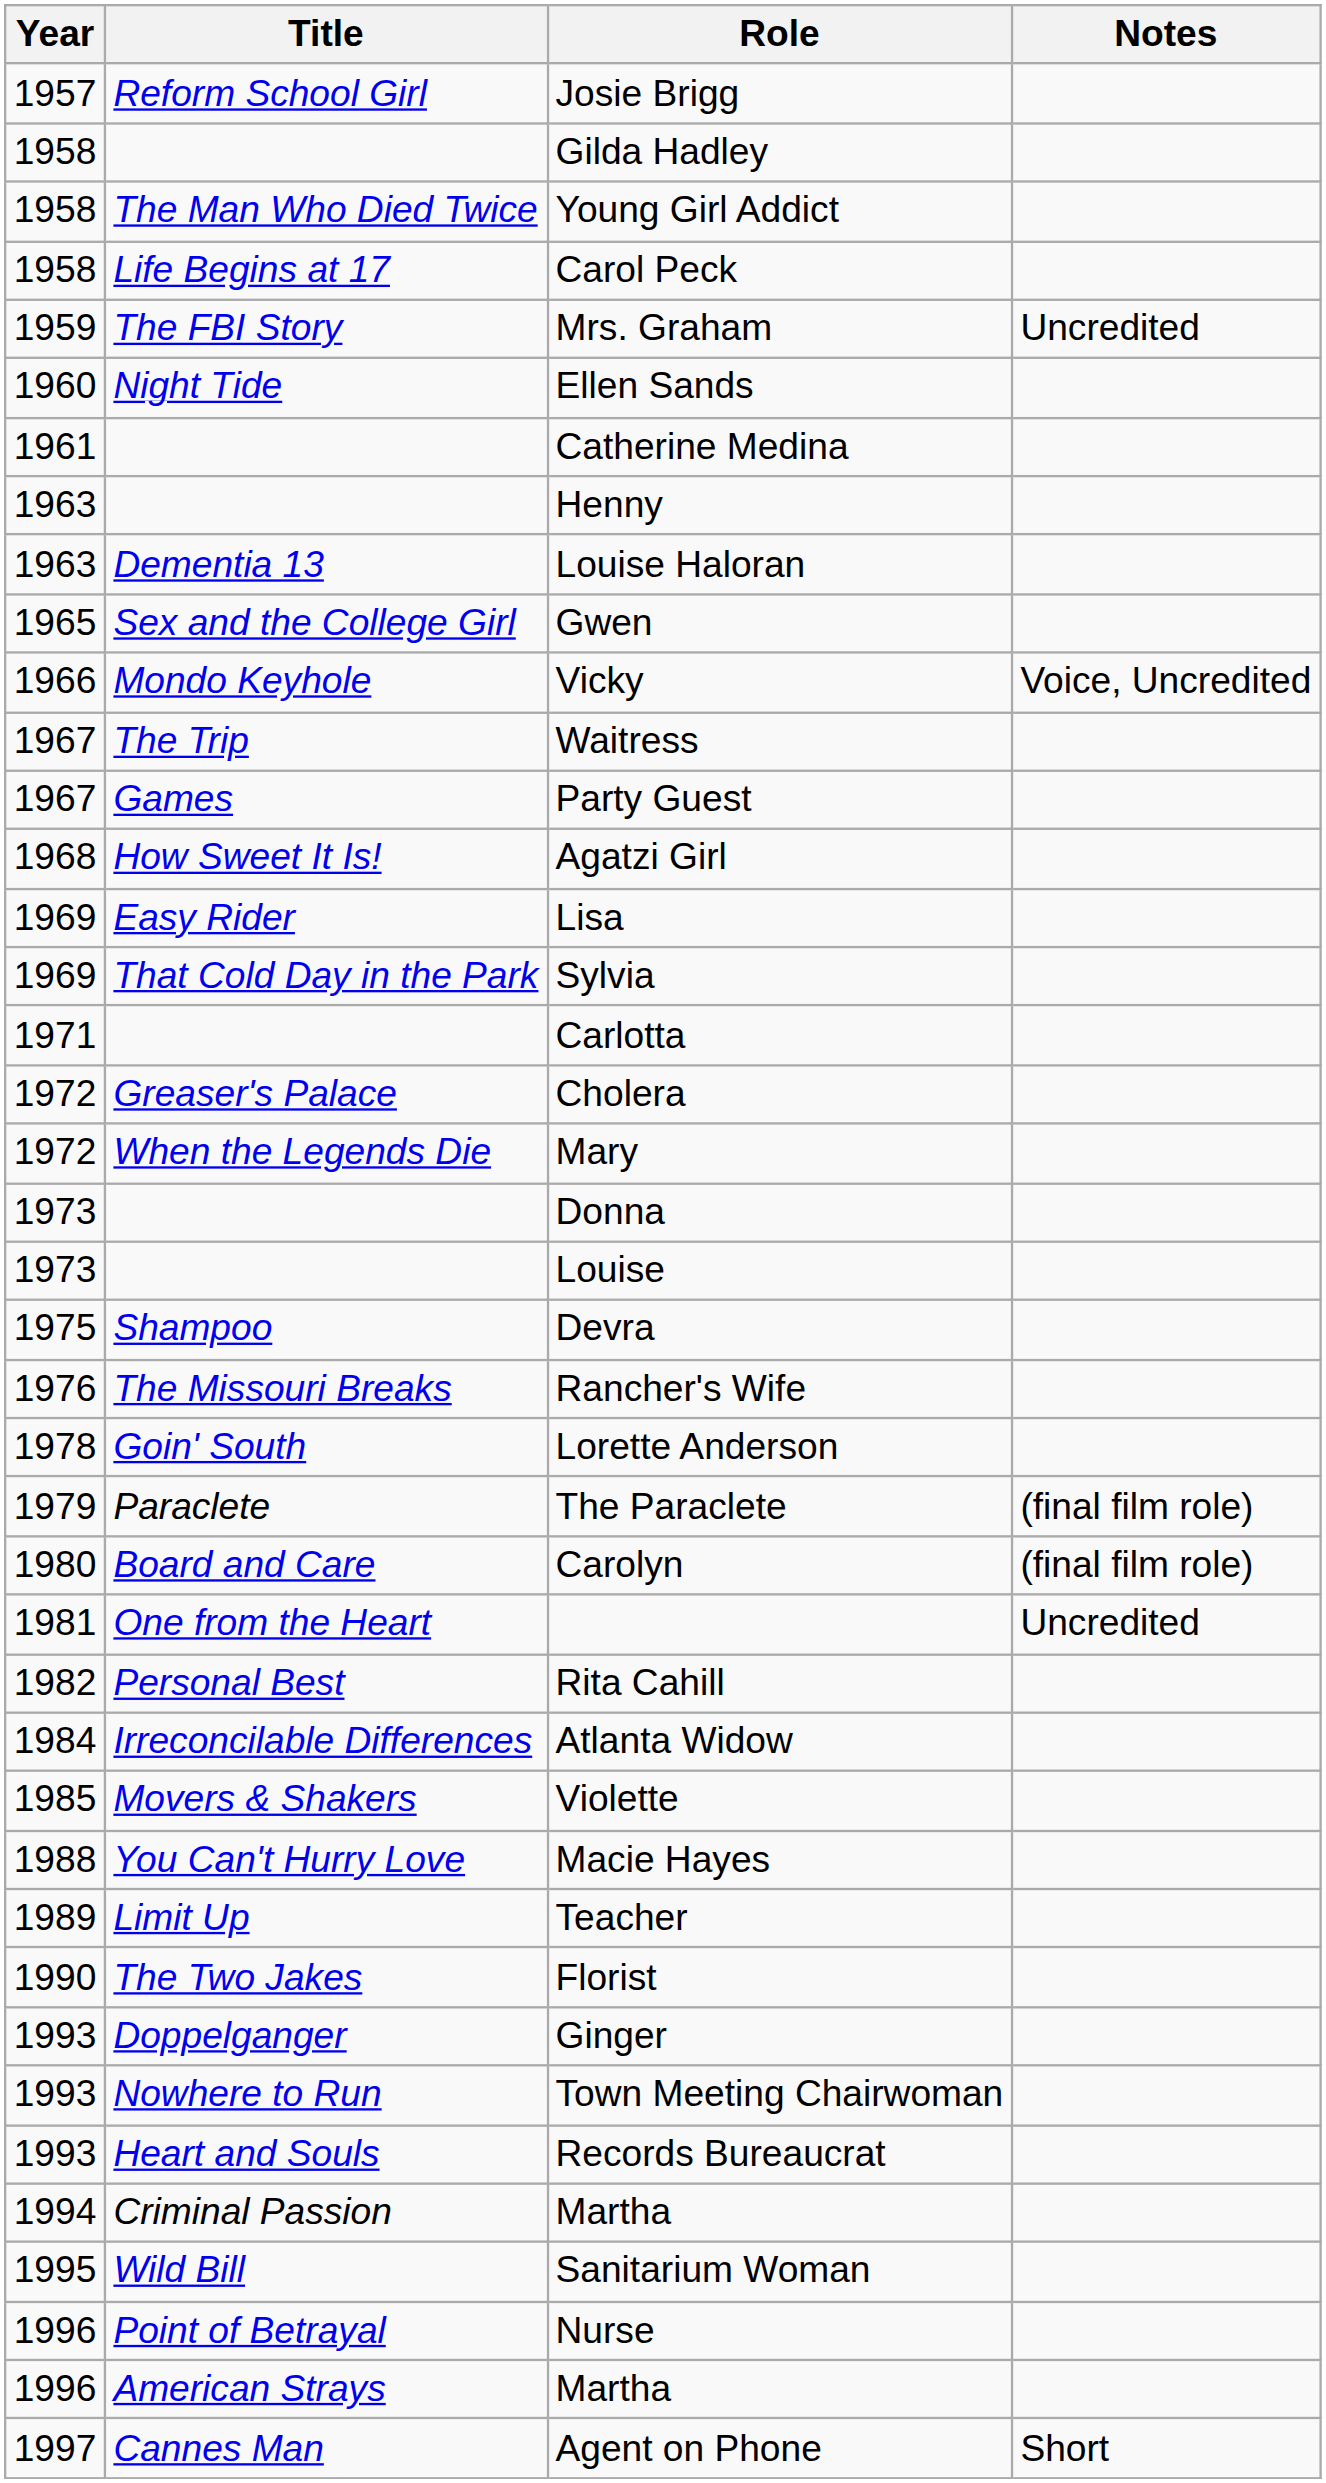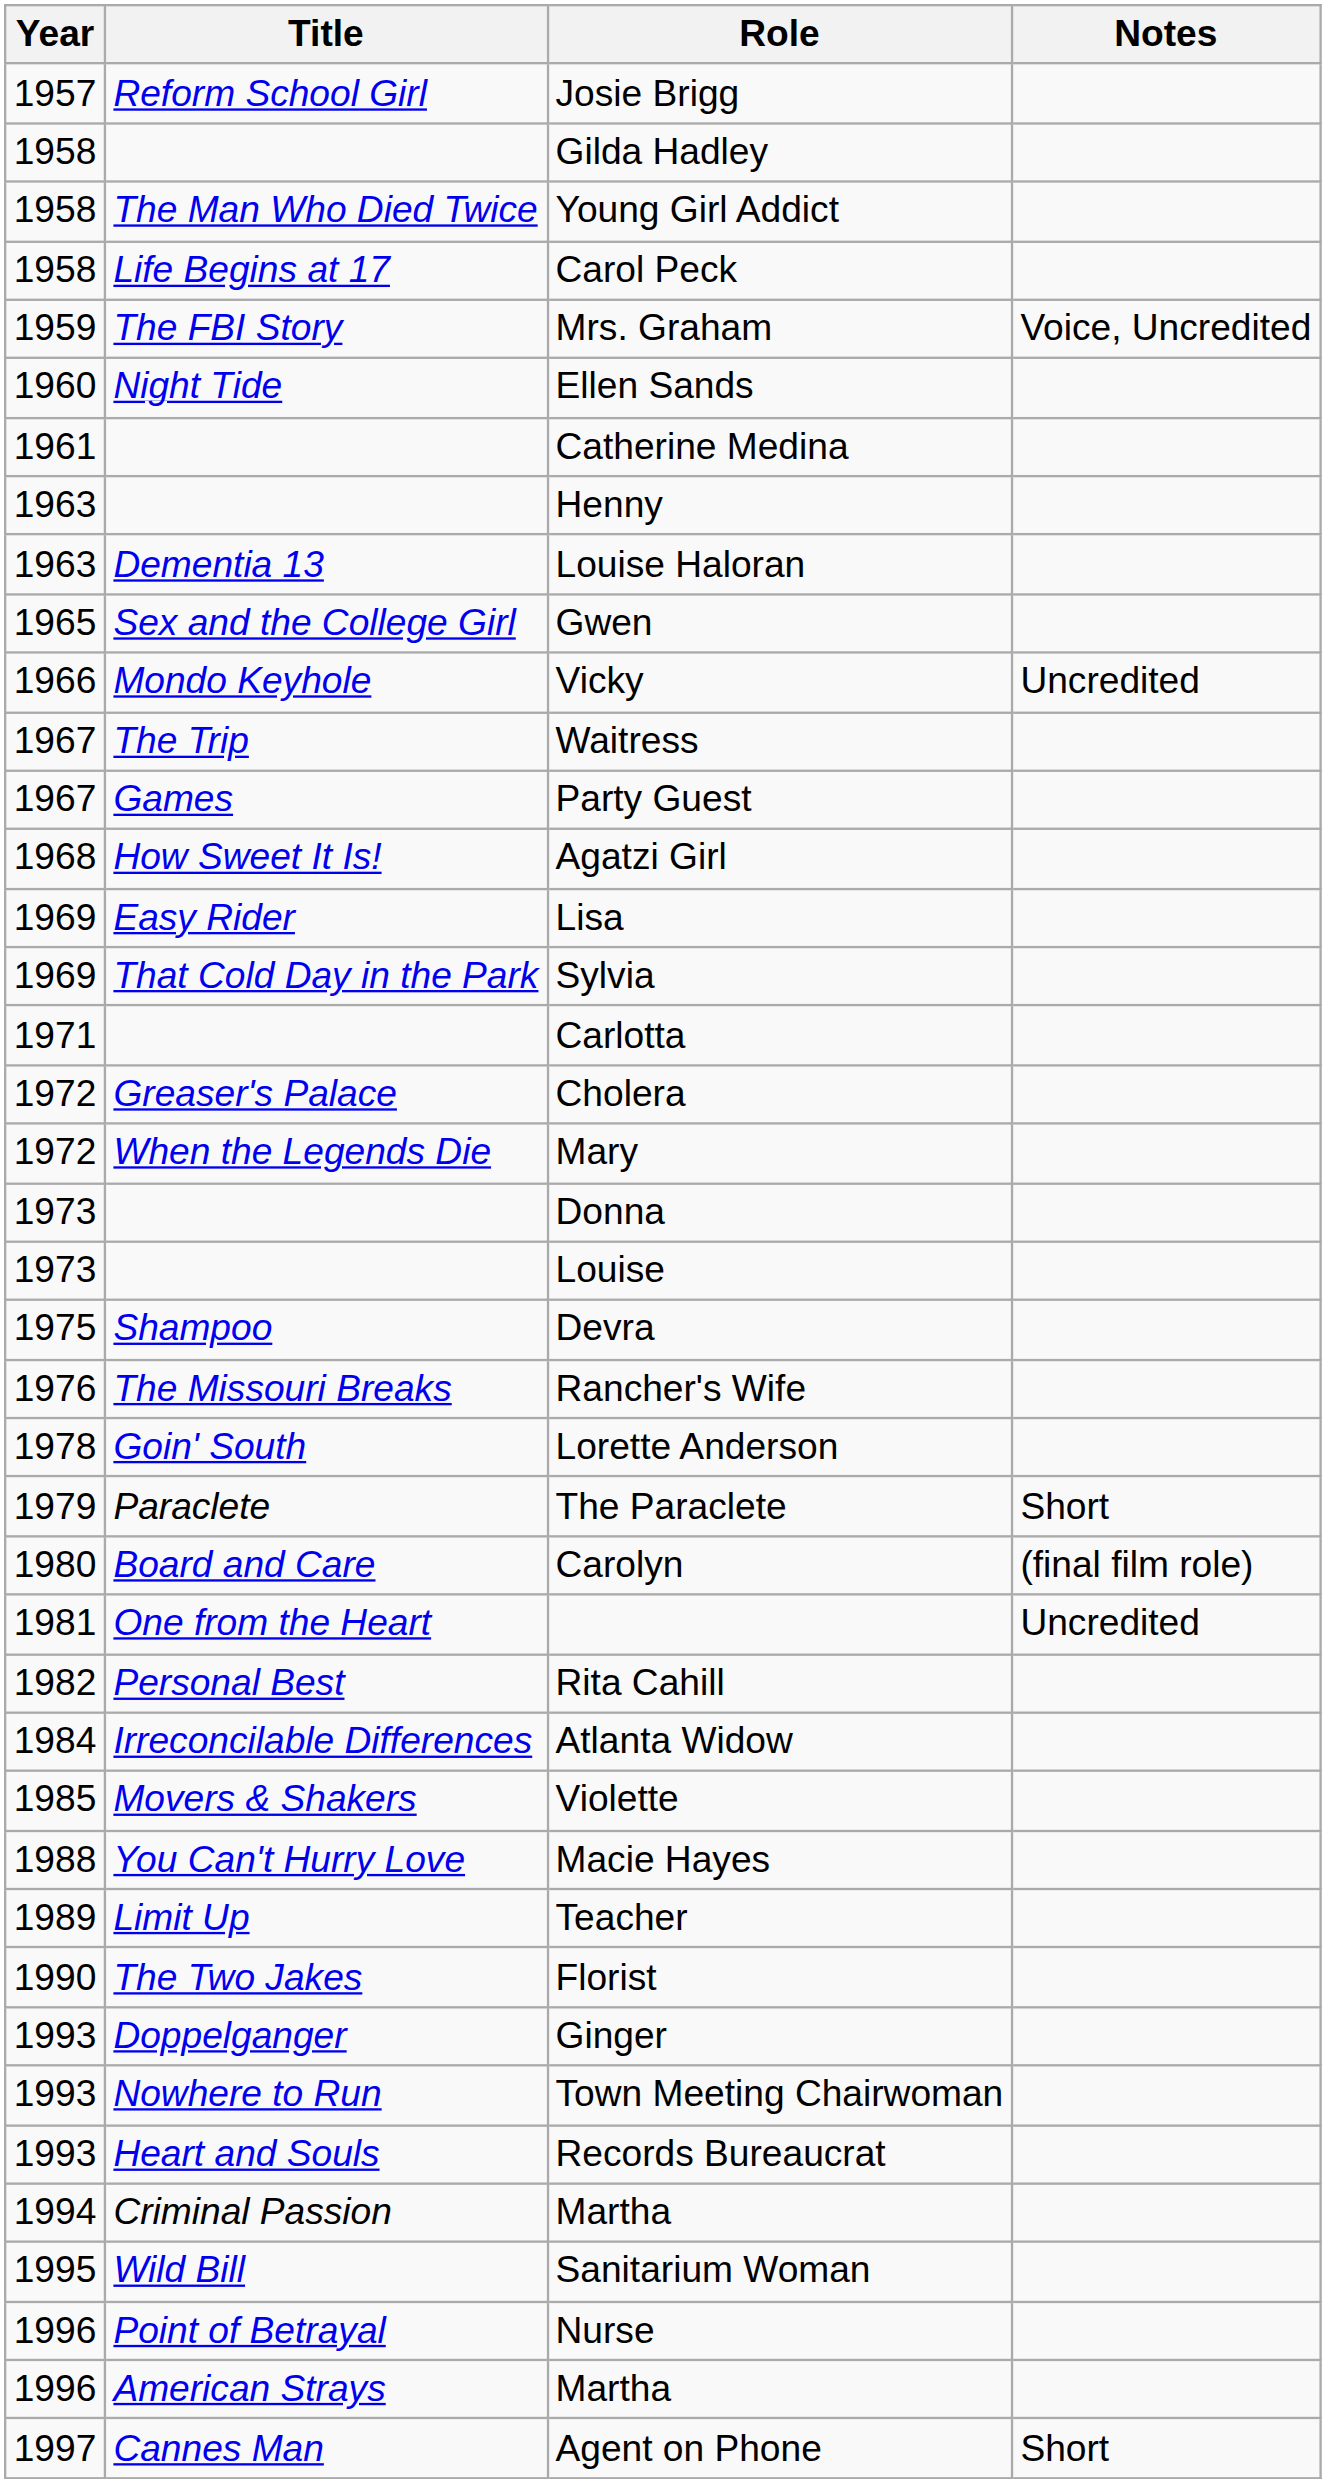(1110, 328) Uncredited -> (1166, 328) Voice, Uncredited
(1166, 681) Voice, Uncredited -> (1110, 681) Uncredited
(1137, 1505) (final film role) -> (1065, 1505) Short
